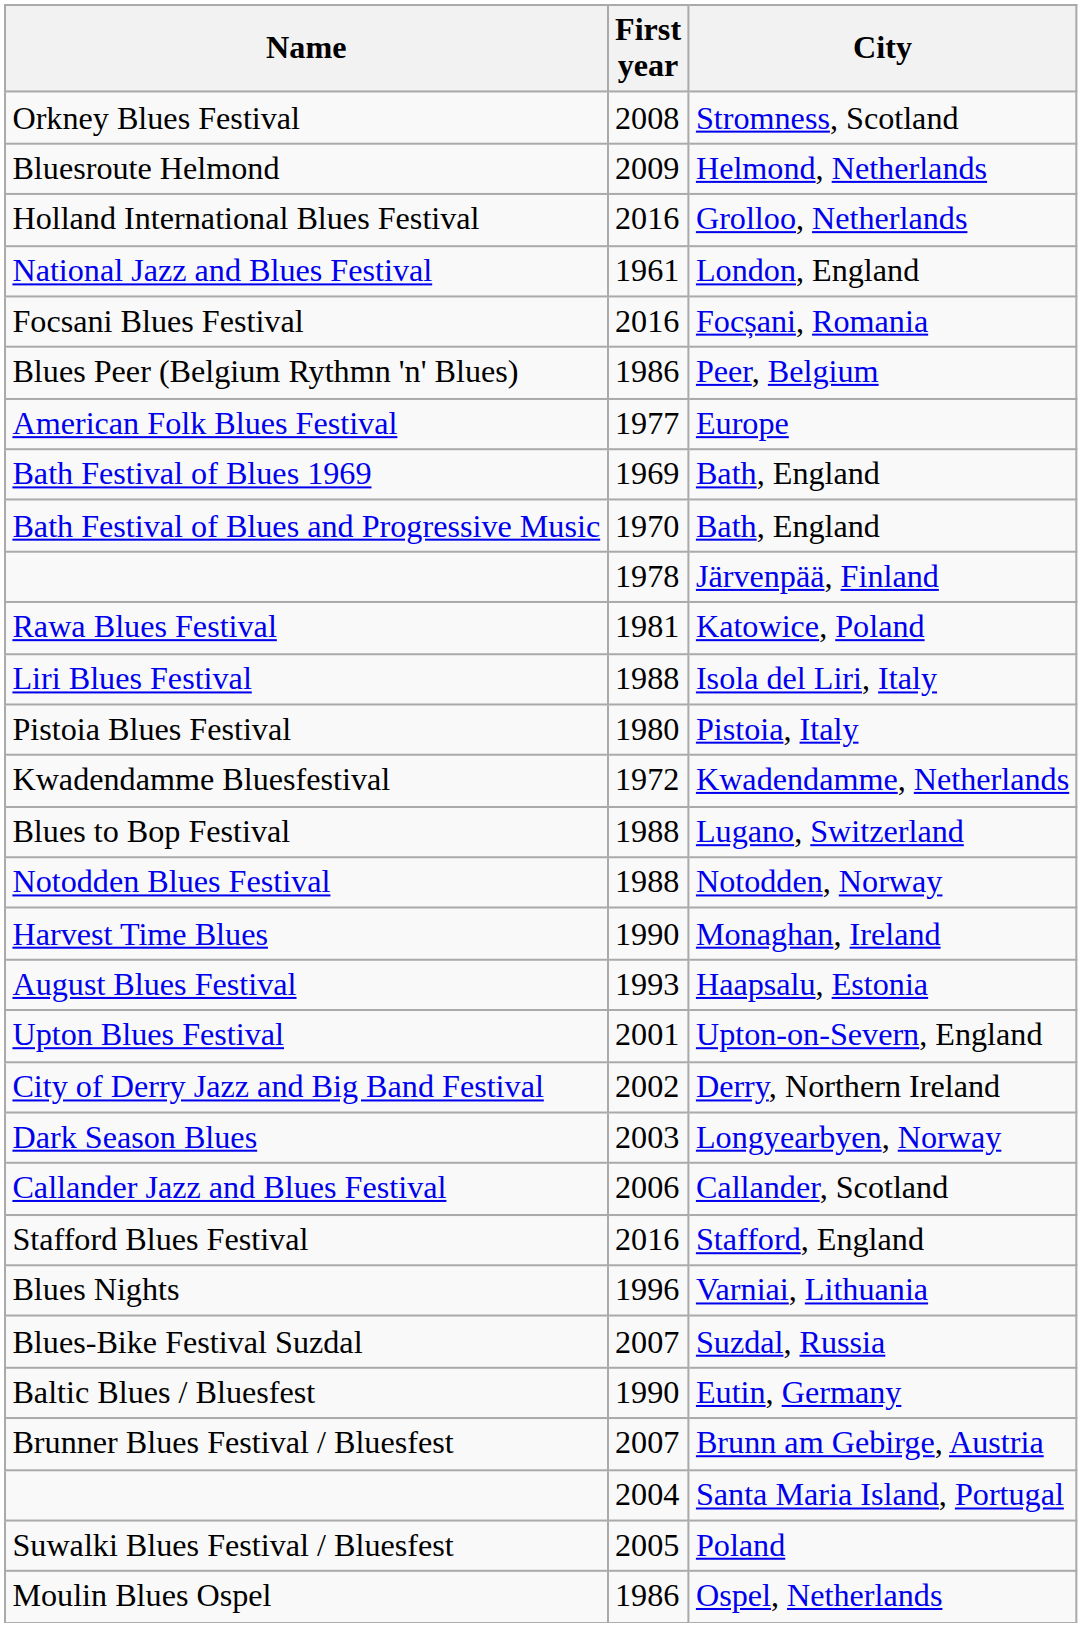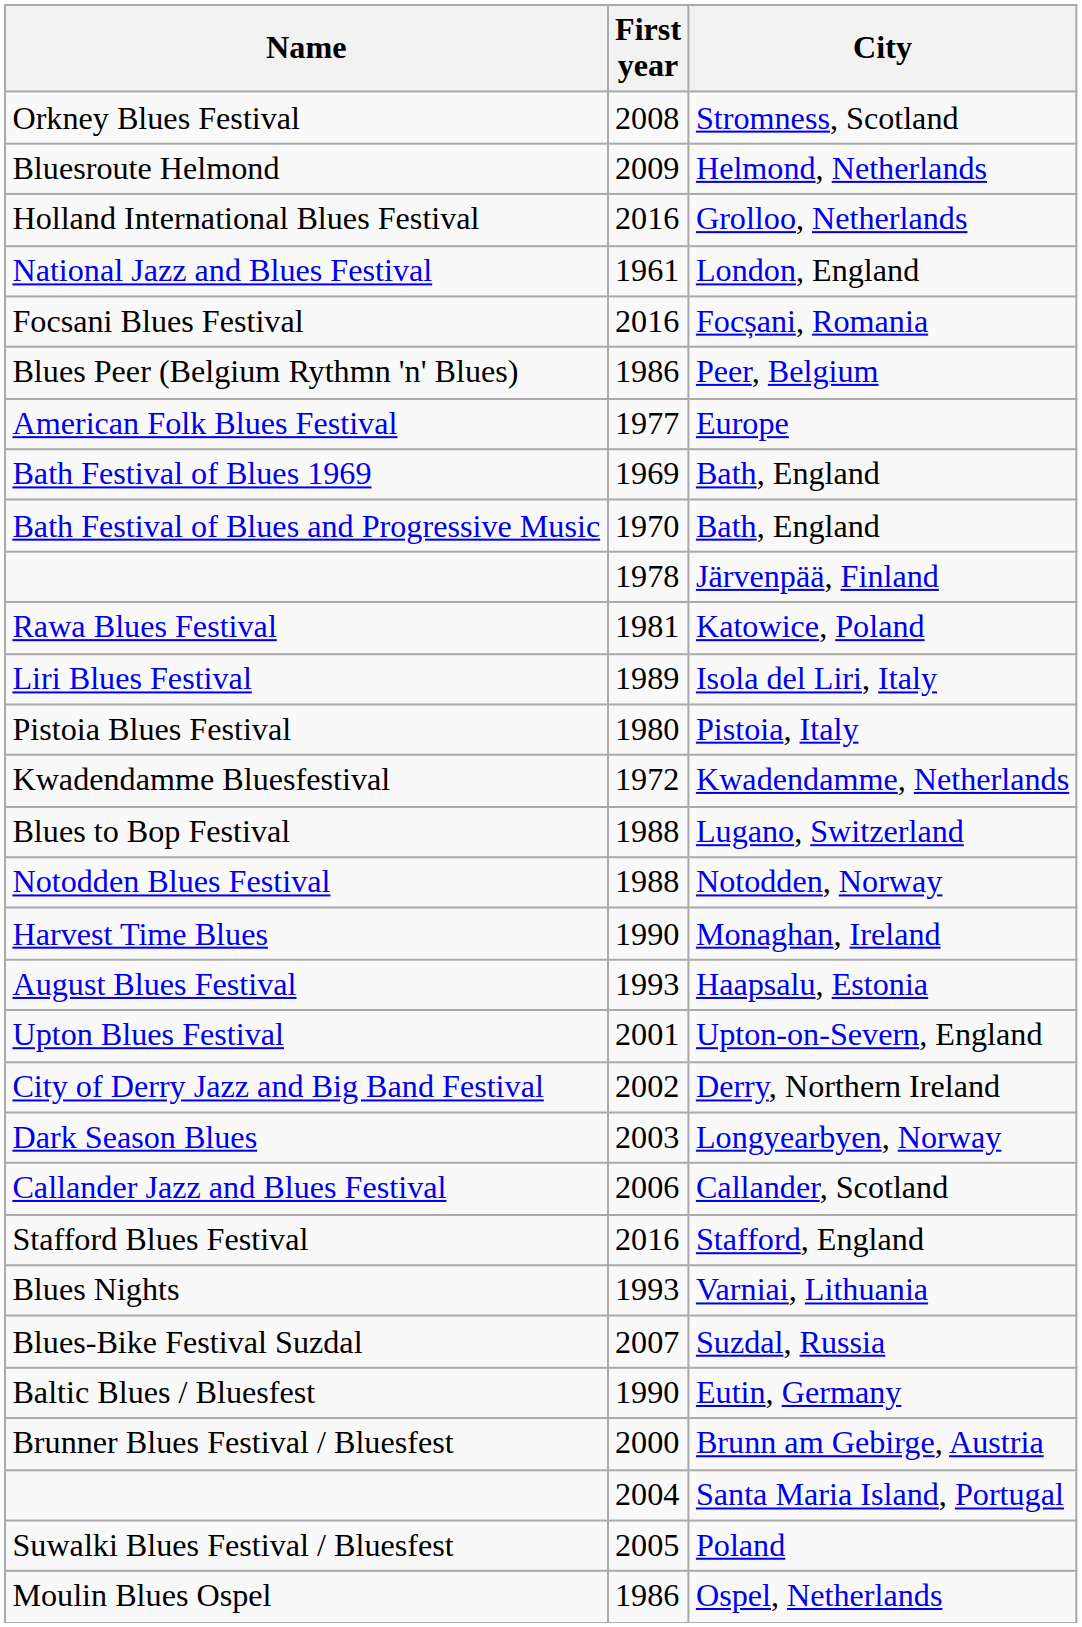(647, 678) 1988 -> (647, 678) 1989
(647, 1290) 1996 -> (647, 1290) 1993
(647, 1443) 2007 -> (647, 1443) 2000
